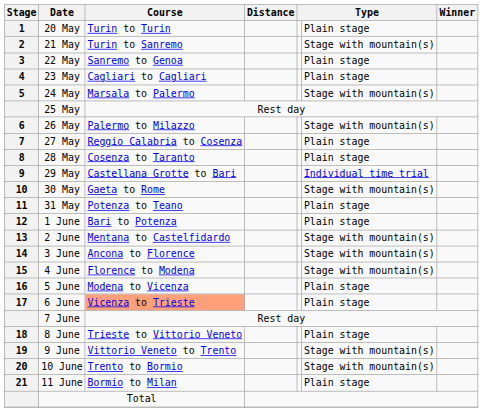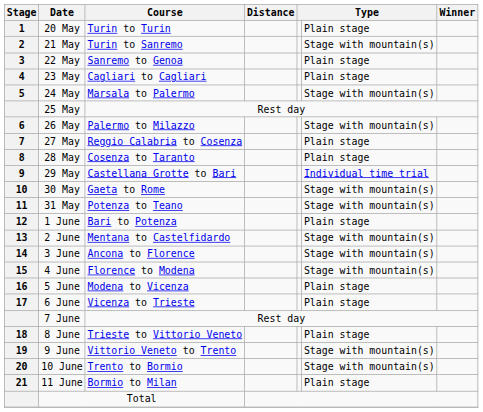(337, 206) Plain stage -> (369, 206) Stage with mountain(s)
(141, 302) lightsalmon background -> (141, 302) no background
